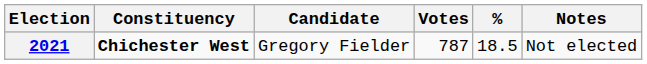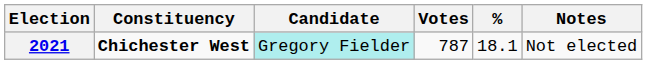(334, 46) no background -> (334, 46) paleturquoise background
(497, 46) 18.5 -> (497, 46) 18.1
